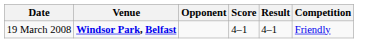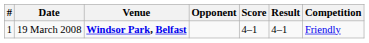+ column: (9, 12)
